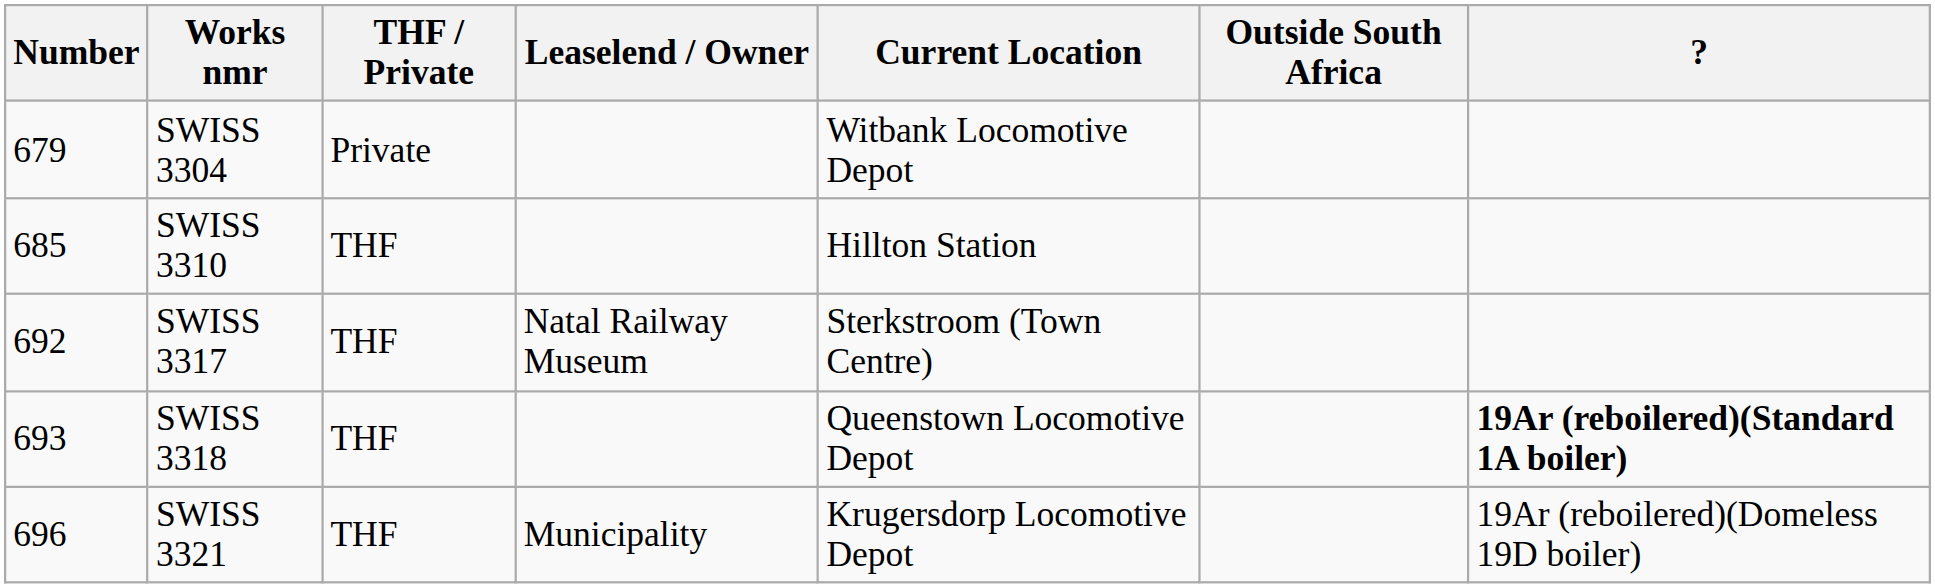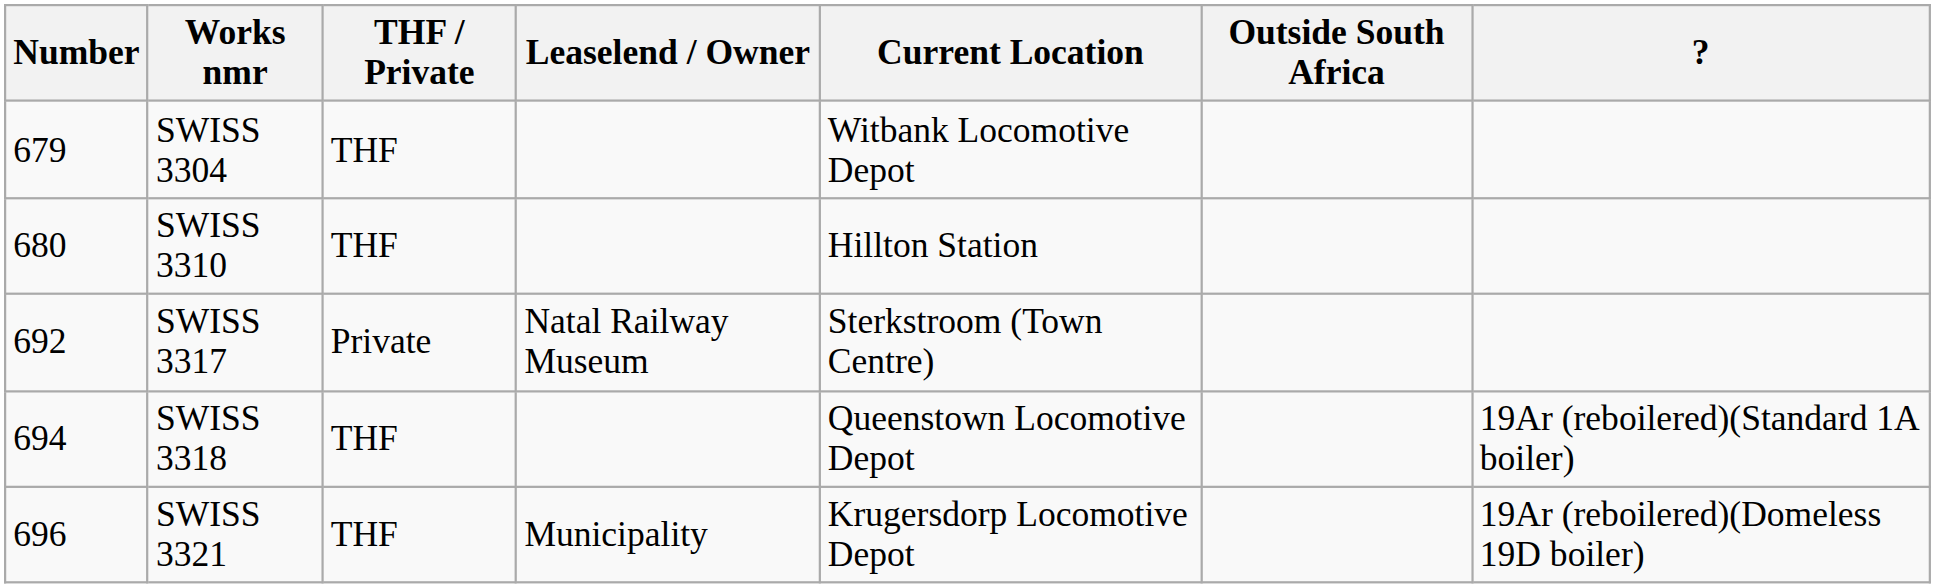(381, 148) Private -> (364, 148) THF
(40, 245) 685 -> (40, 245) 680
(364, 341) THF -> (381, 341) Private
(40, 437) 693 -> (40, 437) 694
(1685, 437) bold -> (1700, 437) normal
